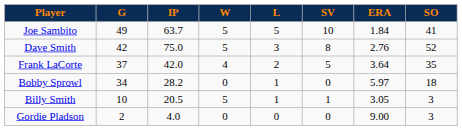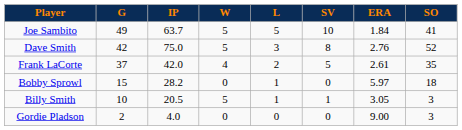(380, 64) 3.64 -> (380, 64) 2.61
(122, 82) 34 -> (122, 82) 15
